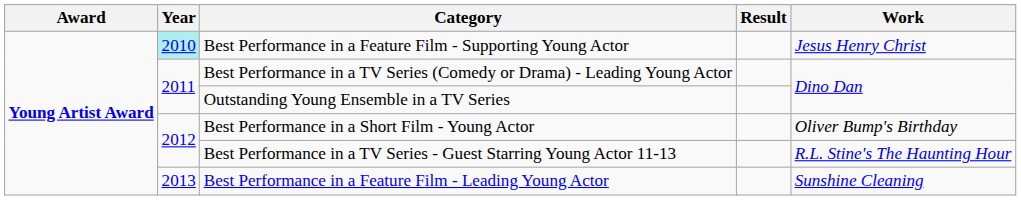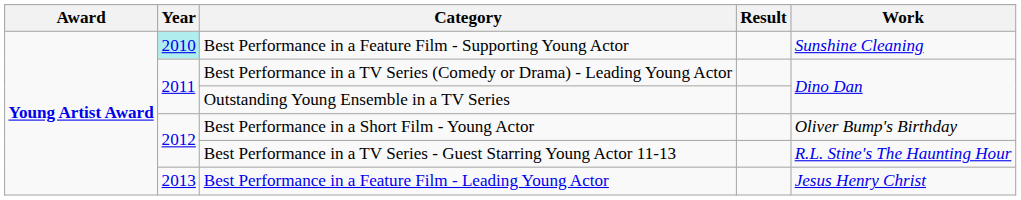(860, 45) Jesus Henry Christ -> (859, 45) Sunshine Cleaning
(859, 180) Sunshine Cleaning -> (860, 180) Jesus Henry Christ
